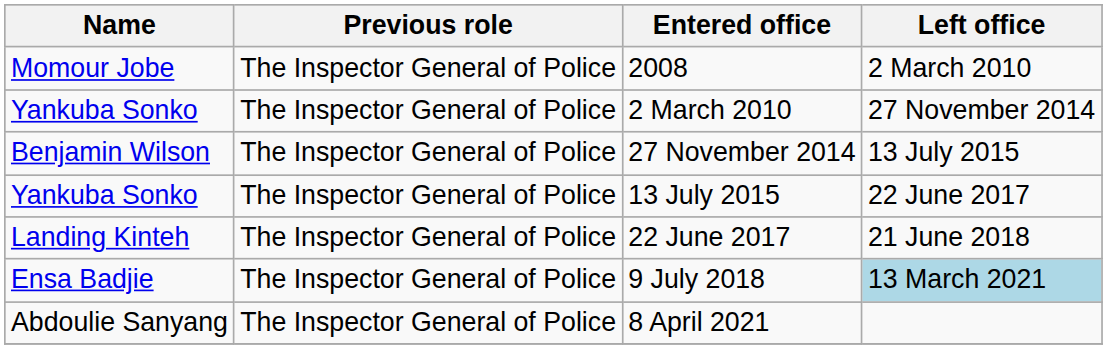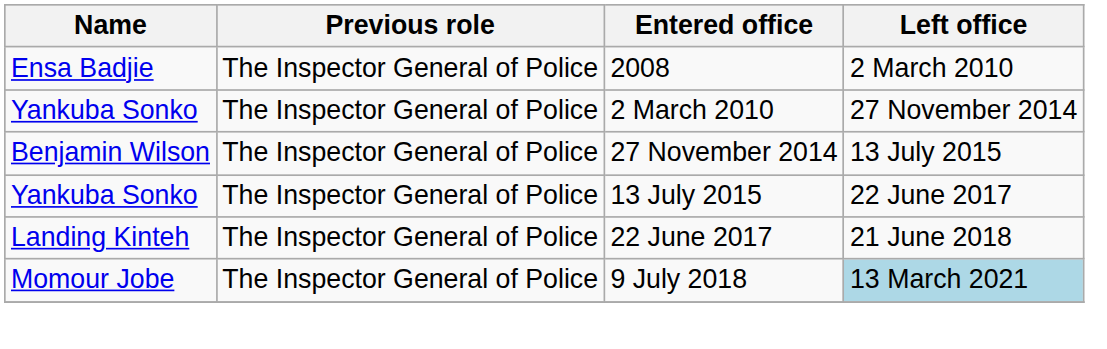(93, 68) Momour Jobe -> (82, 68) Ensa Badjie
(82, 279) Ensa Badjie -> (93, 279) Momour Jobe
- row: (699, 322)
